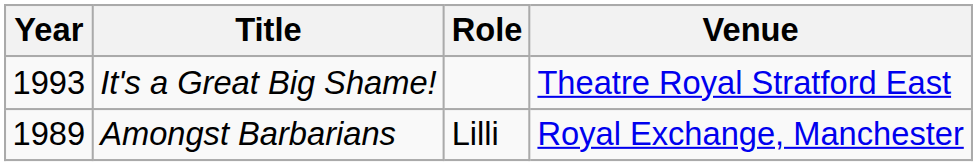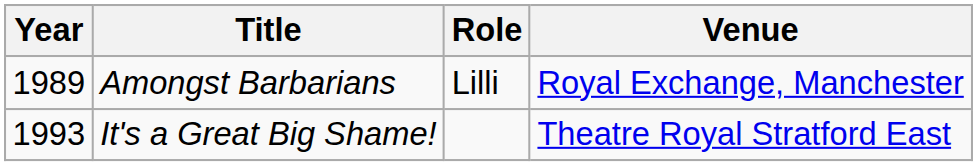rows swapped: (248, 133) <-> (268, 82)
